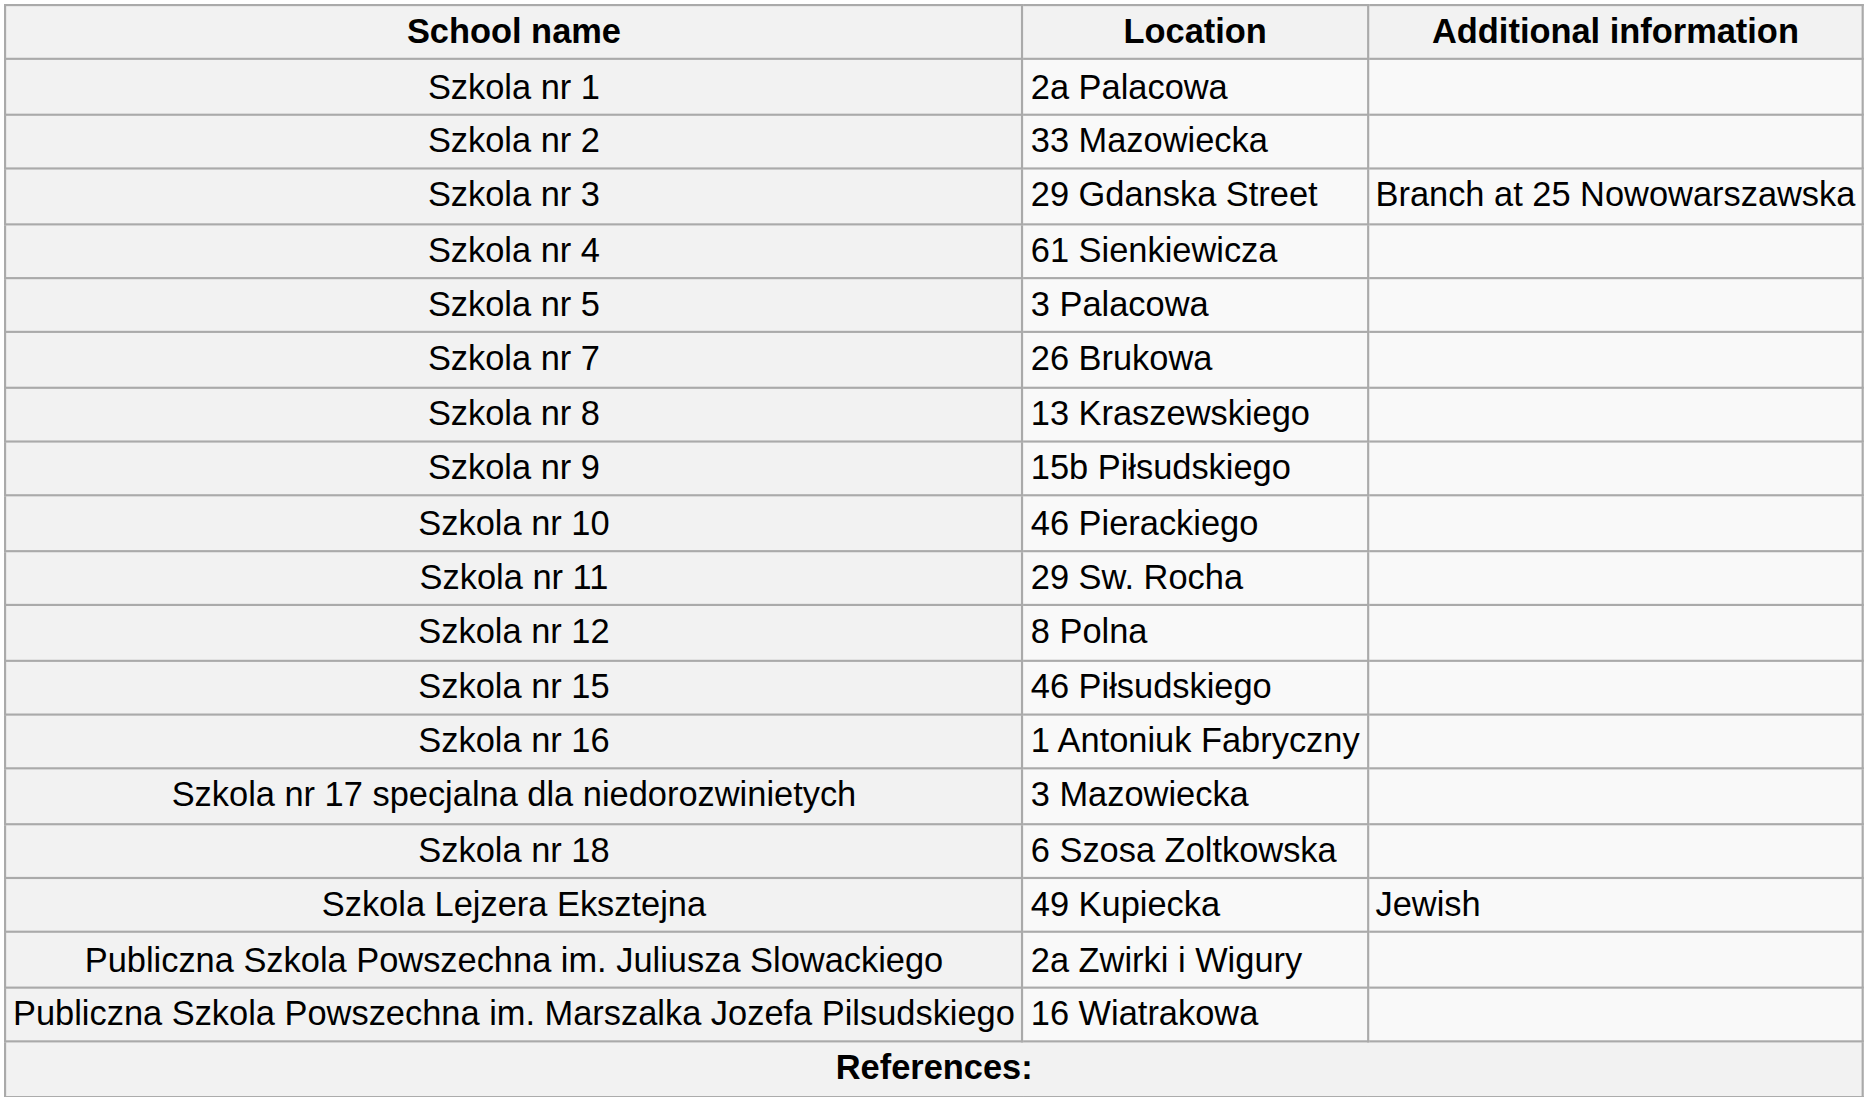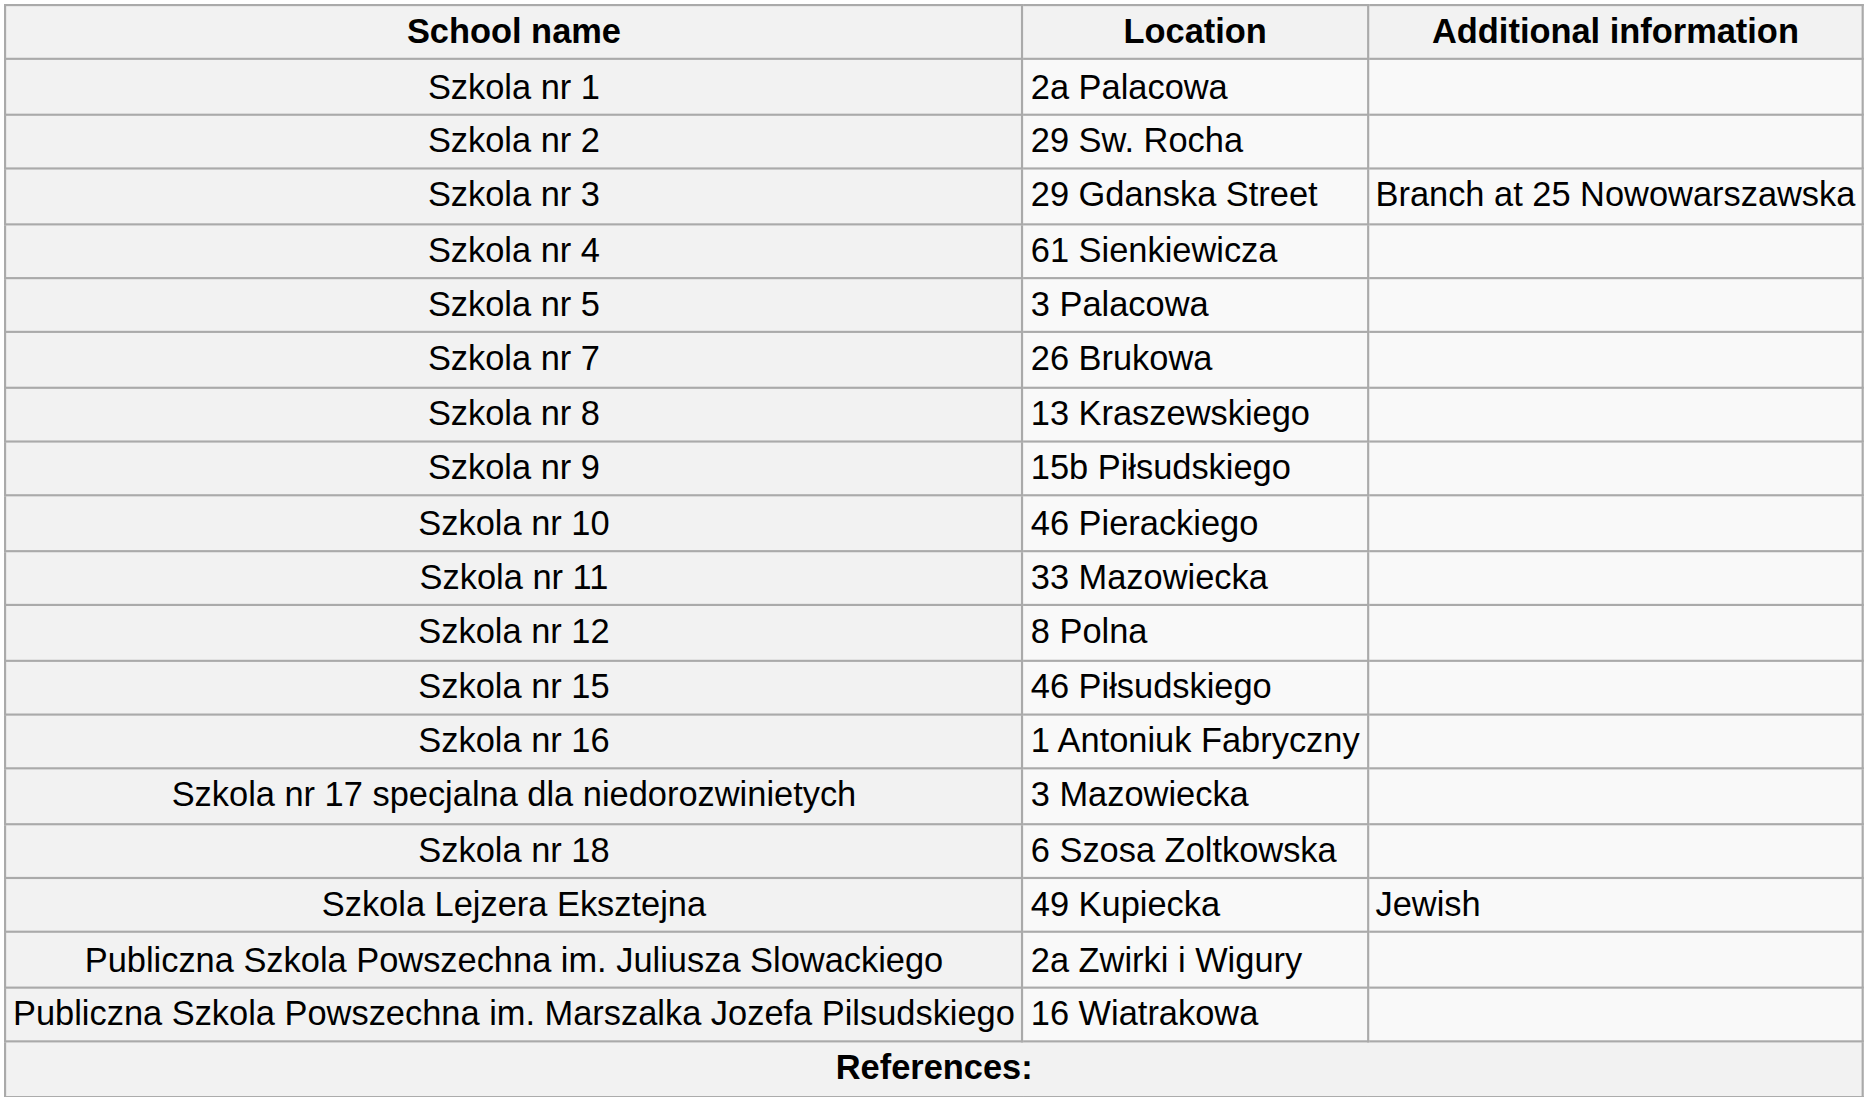(1149, 140) 33 Mazowiecka -> (1137, 140) 29 Sw. Rocha
(1137, 577) 29 Sw. Rocha -> (1149, 577) 33 Mazowiecka
